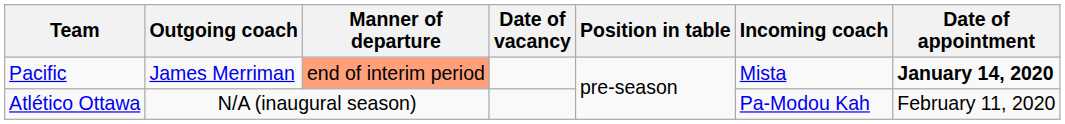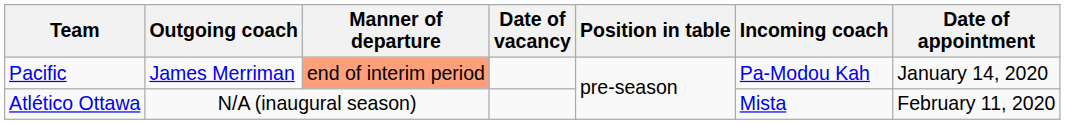(763, 72) Mista -> (805, 72) Pa-Modou Kah
(975, 72) bold -> (973, 72) normal
(805, 103) Pa-Modou Kah -> (763, 103) Mista
